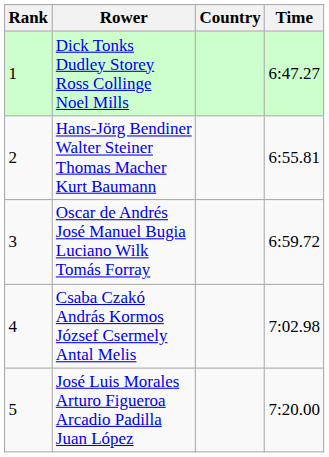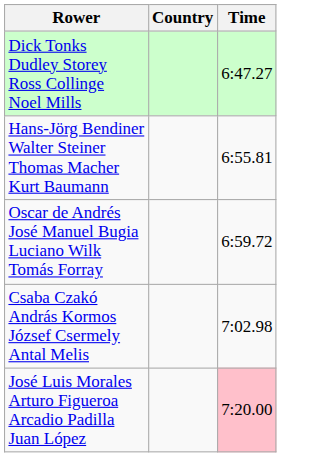- column: (28, 17)
(294, 410) no background -> (247, 410) pink background
